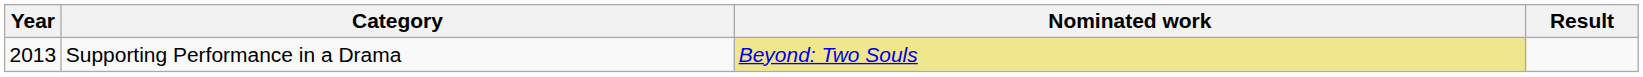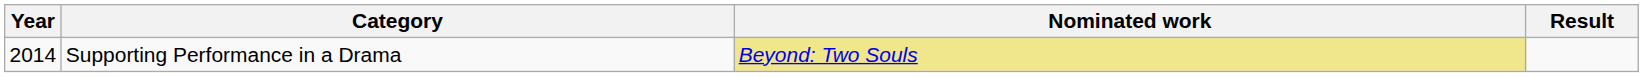(33, 54) 2013 -> (33, 54) 2014
